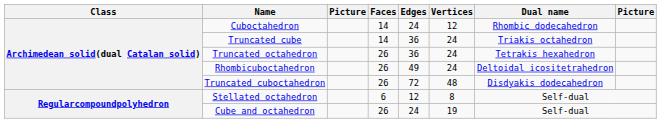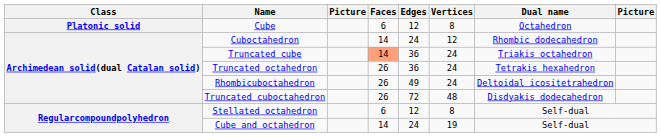+ row: (265, 26)
(383, 40) no background -> (383, 54) lightsalmon background
(383, 111) 26 -> (383, 125) 14
